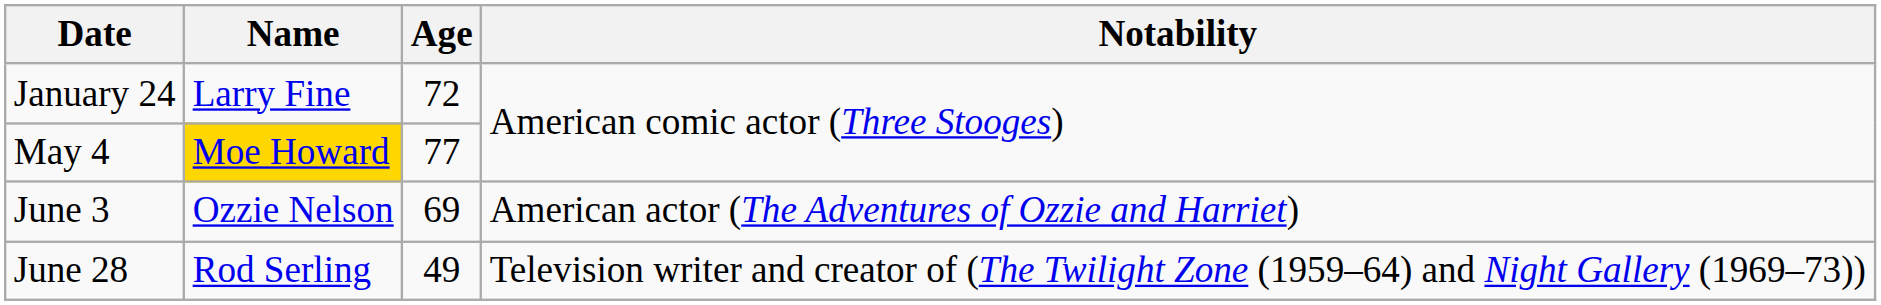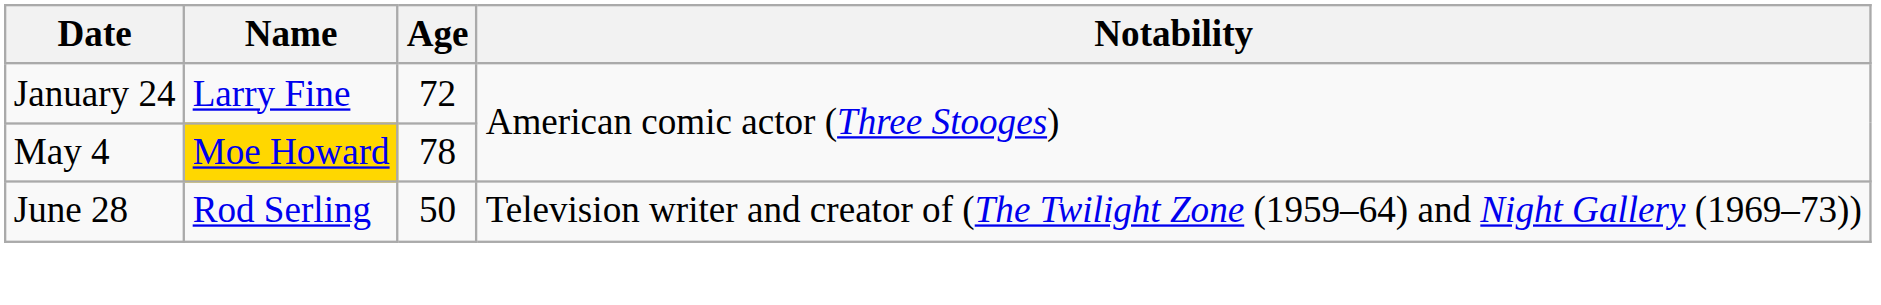(442, 151) 77 -> (438, 151) 78
- row: (62, 210)
(442, 269) 49 -> (438, 210) 50
